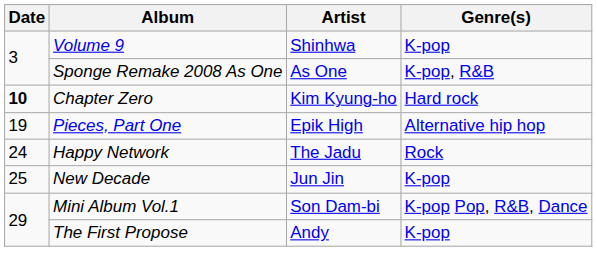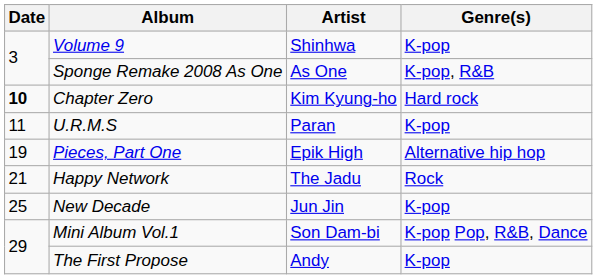+ row: (85, 125)
(18, 152) 24 -> (18, 179) 21
